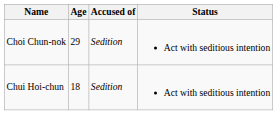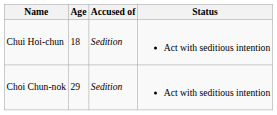rows swapped: (35, 87) <-> (36, 42)
